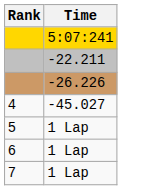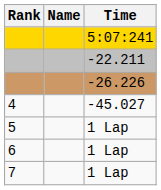+ column: (64, 16)
